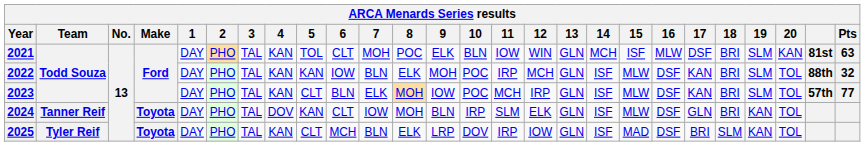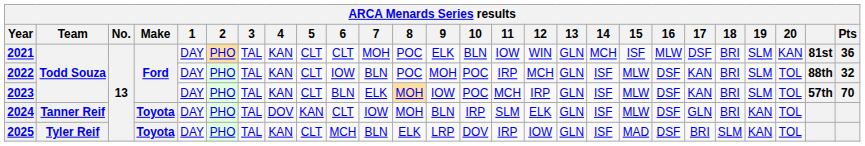(311, 53) TOL -> (311, 53) CLT
(848, 53) 63 -> (848, 53) 36
(311, 73) KAN -> (311, 73) CLT
(409, 73) ELK -> (409, 73) POC
(848, 93) 77 -> (848, 93) 70
